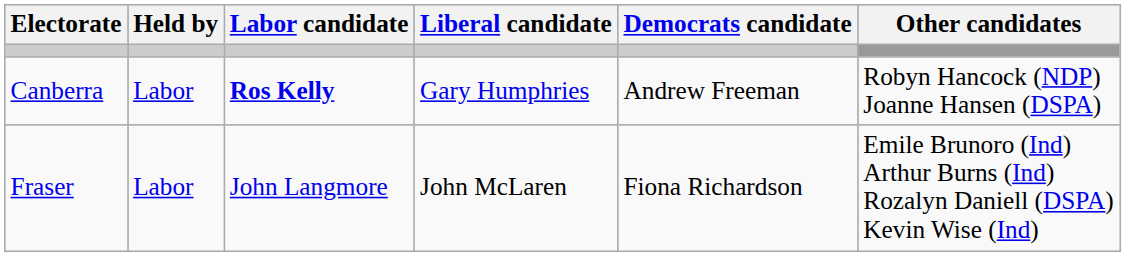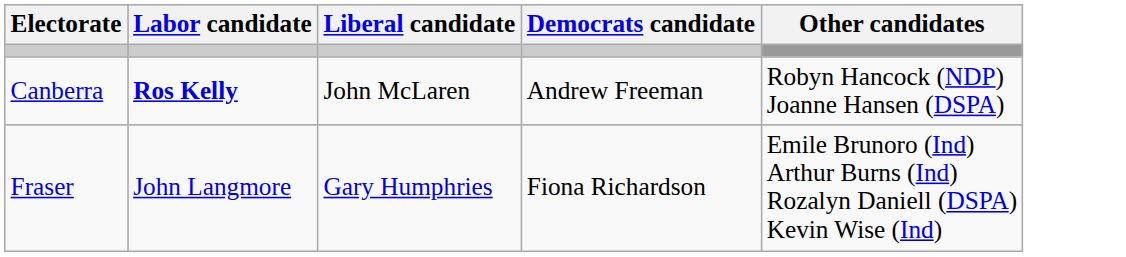- column: (176, 24)
(505, 90) Gary Humphries -> (397, 90) John McLaren
(493, 187) John McLaren -> (408, 187) Gary Humphries
